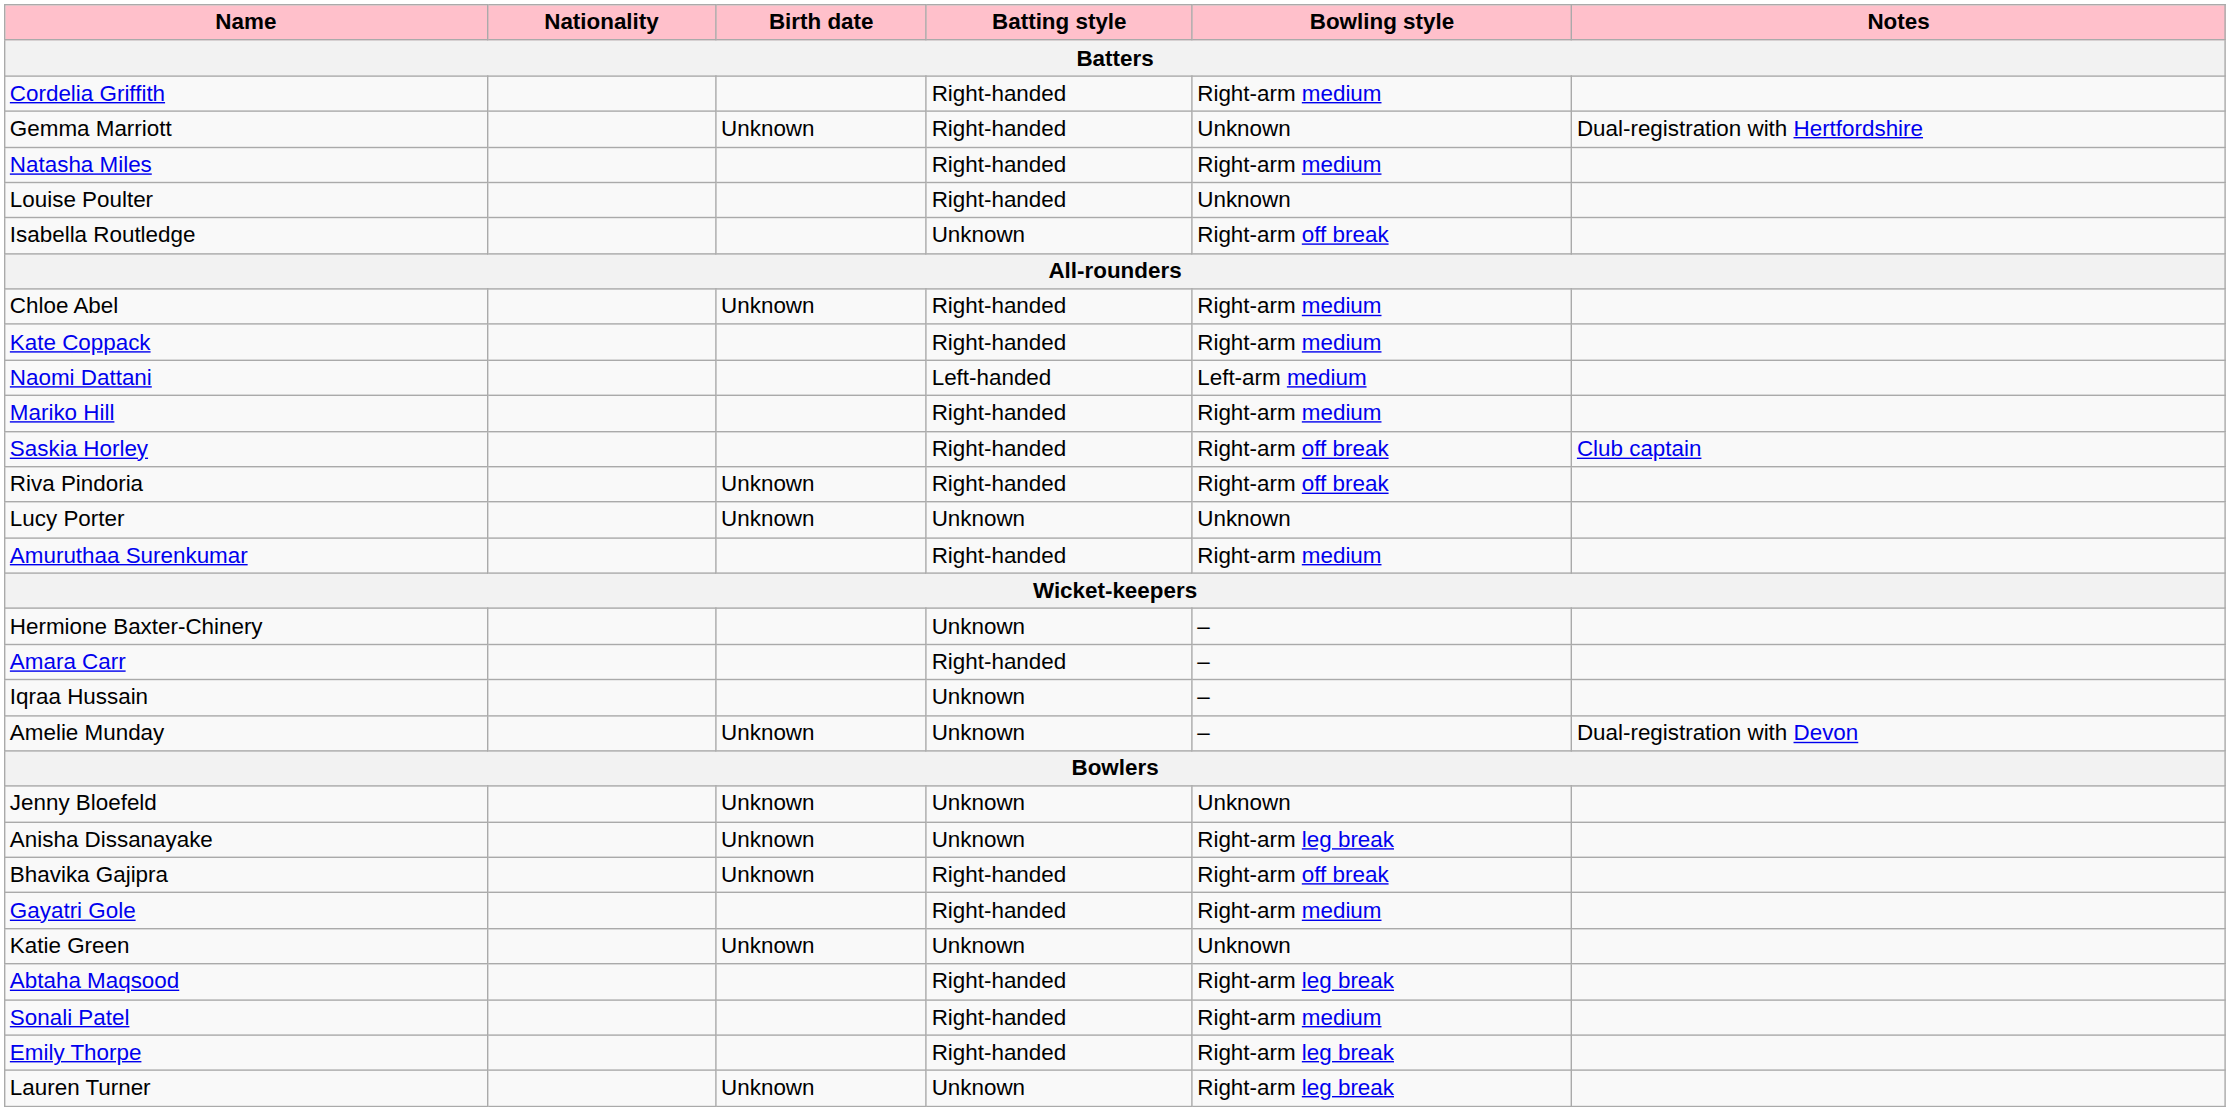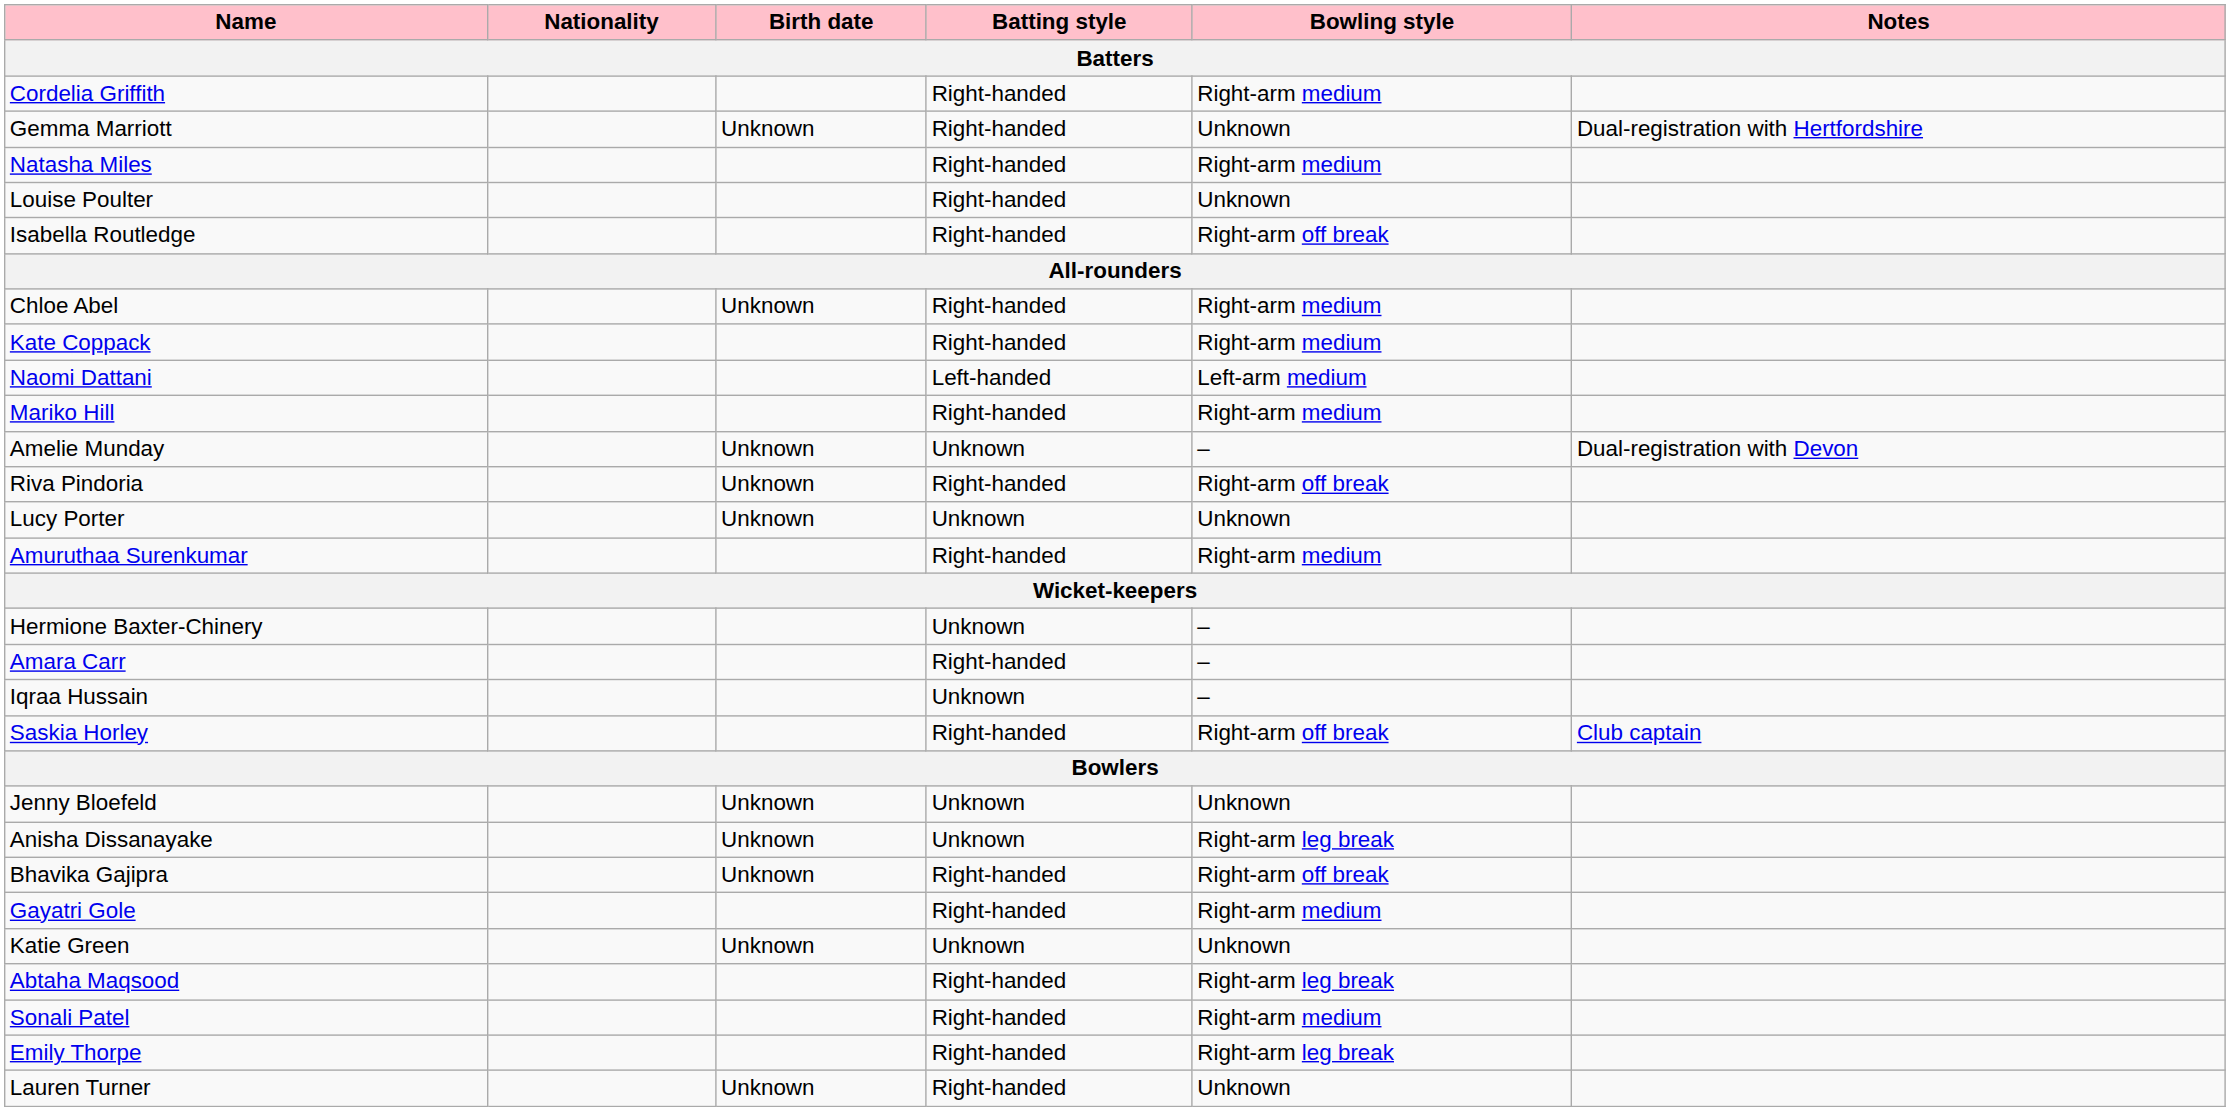(978, 235) Unknown -> (999, 235) Right-handed
rows swapped: (82, 448) <-> (87, 732)
(978, 1088) Unknown -> (999, 1088) Right-handed
(1296, 1088) Right-arm leg break -> (1244, 1088) Unknown
